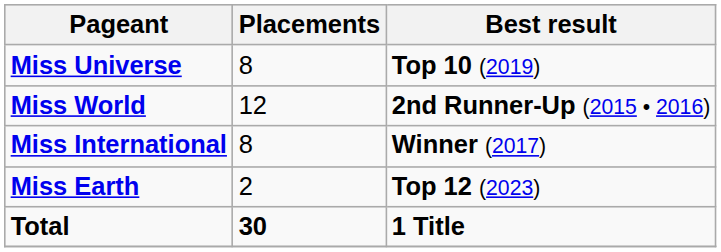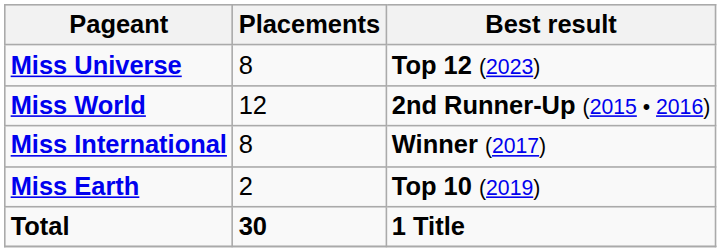(466, 65) Top 10 (2019) -> (466, 65) Top 12 (2023)
(466, 186) Top 12 (2023) -> (466, 186) Top 10 (2019)
